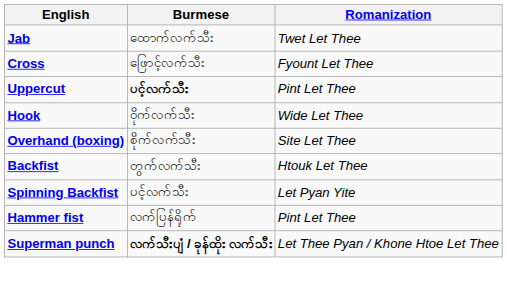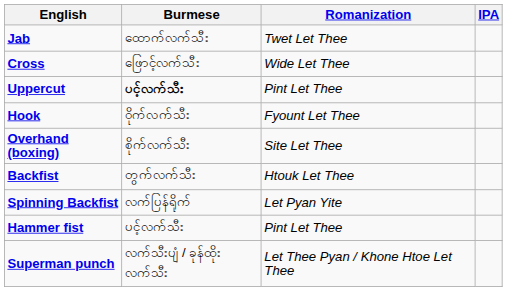+ column: (489, 14)
(326, 63) Fyount Let Thee -> (307, 63) Wide Let Thee
(320, 115) Wide Let Thee -> (312, 115) Fyount Let Thee
(159, 191) ပင့်လက်သီး -> (158, 201) လက်ပြန်ရိုက်
(163, 217) လက်ပြန်ရိုက် -> (154, 227) ပင့်လက်သီး
(201, 243) bold -> (173, 262) normal
